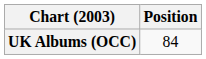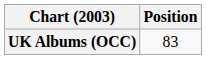(170, 41) 84 -> (170, 41) 83
